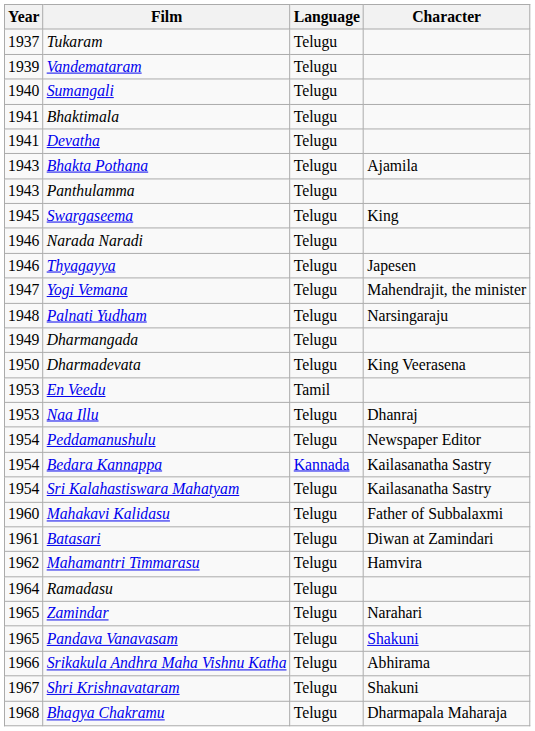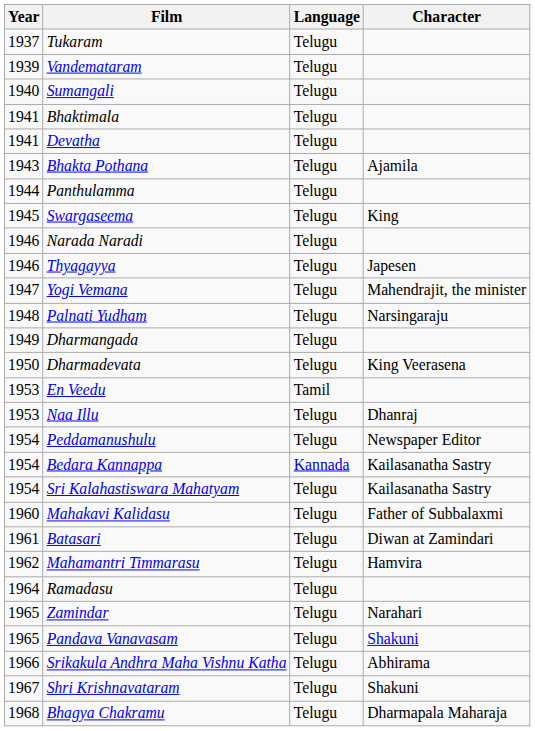(24, 191) 1943 -> (24, 191) 1944
